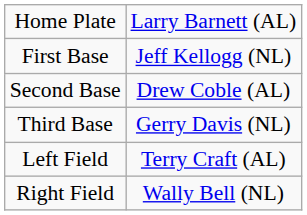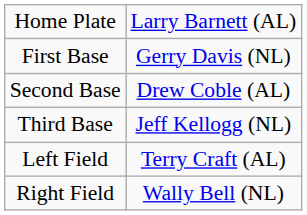(213, 55) Jeff Kellogg (NL) -> (213, 55) Gerry Davis (NL)
(213, 124) Gerry Davis (NL) -> (213, 124) Jeff Kellogg (NL)
